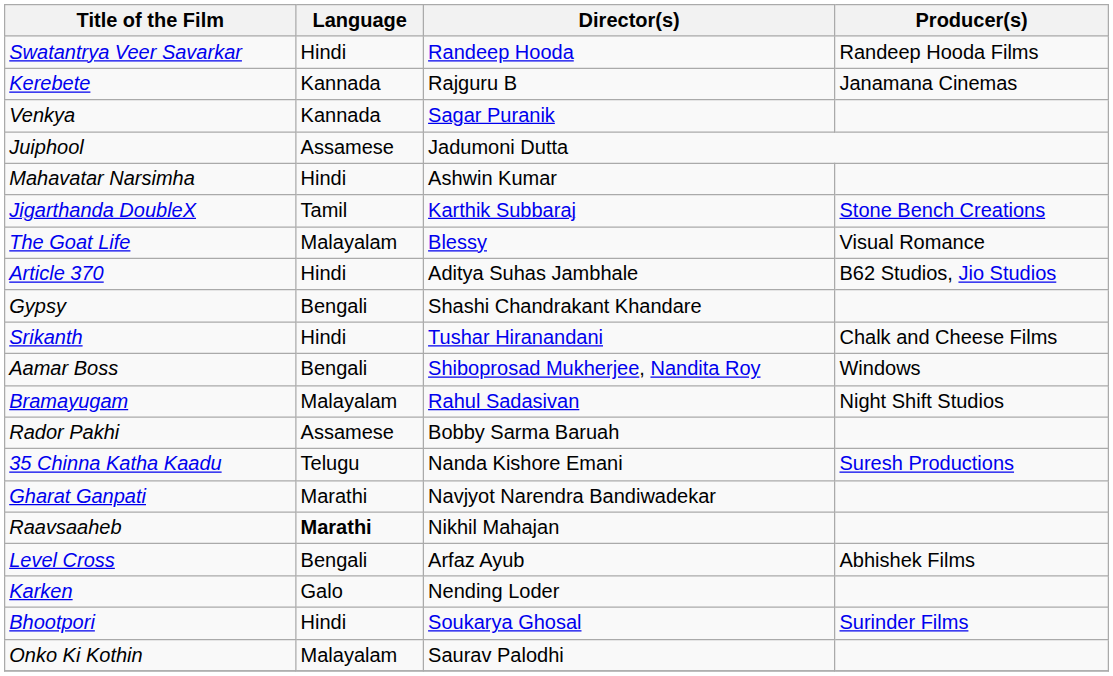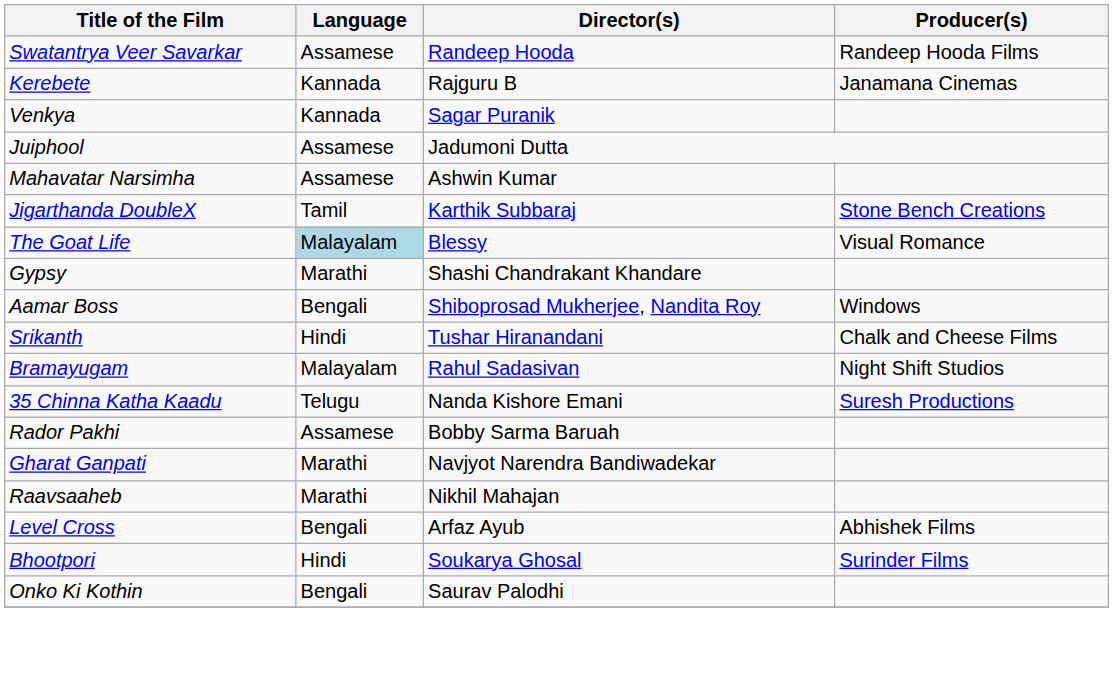(323, 52) Hindi -> (347, 52) Assamese
(323, 178) Hindi -> (347, 178) Assamese
(349, 242) no background -> (349, 242) lightblue background
- row: (56, 274)
(334, 305) Bengali -> (334, 274) Marathi
rows swapped: (46, 337) <-> (64, 369)
rows swapped: (115, 464) <-> (64, 432)
(336, 527) bold -> (334, 496) normal
- row: (41, 591)
(349, 654) Malayalam -> (334, 591) Bengali
